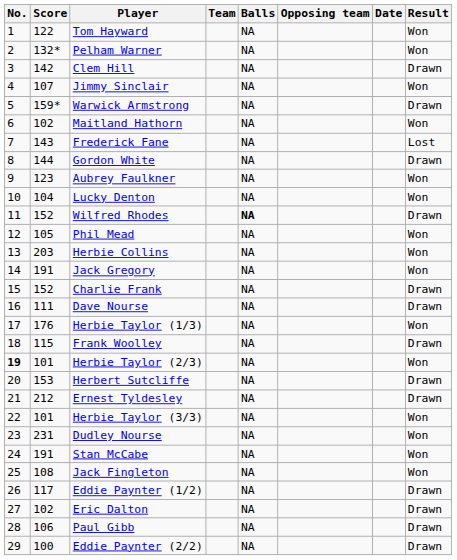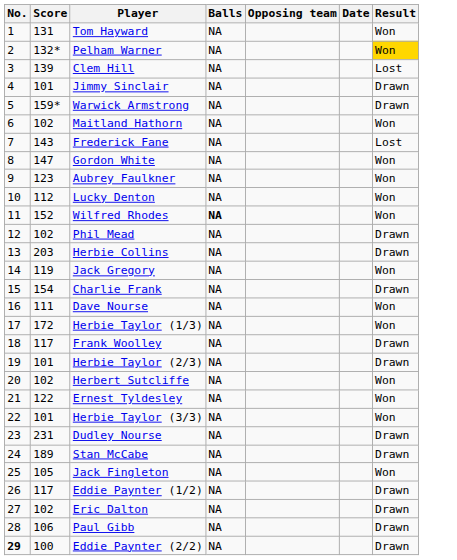- column: (222, 14)
(43, 32) 122 -> (43, 32) 131
(418, 51) no background -> (385, 51) gold background
(43, 69) 142 -> (43, 69) 139
(425, 69) Drawn -> (389, 69) Lost
(43, 87) 107 -> (43, 87) 101
(418, 87) Won -> (392, 87) Drawn
(43, 161) 144 -> (43, 161) 147
(425, 161) Drawn -> (385, 161) Won
(43, 197) 104 -> (43, 197) 112
(425, 216) Drawn -> (385, 216) Won
(43, 234) 105 -> (43, 234) 102
(418, 234) Won -> (392, 234) Drawn
(418, 252) Won -> (392, 252) Drawn
(43, 271) 191 -> (43, 271) 119
(43, 289) 152 -> (43, 289) 154
(425, 307) Drawn -> (385, 307) Won
(43, 326) 176 -> (43, 326) 172
(43, 344) 115 -> (43, 344) 117
(14, 362) bold -> (14, 362) normal
(418, 362) Won -> (392, 362) Drawn
(43, 381) 153 -> (43, 381) 102
(425, 381) Drawn -> (385, 381) Won
(43, 399) 212 -> (43, 399) 122
(425, 399) Drawn -> (385, 399) Won
(418, 436) Won -> (392, 436) Drawn
(43, 454) 191 -> (43, 454) 189
(418, 454) Won -> (392, 454) Drawn
(43, 473) 108 -> (43, 473) 105
(14, 546) normal -> (14, 546) bold
